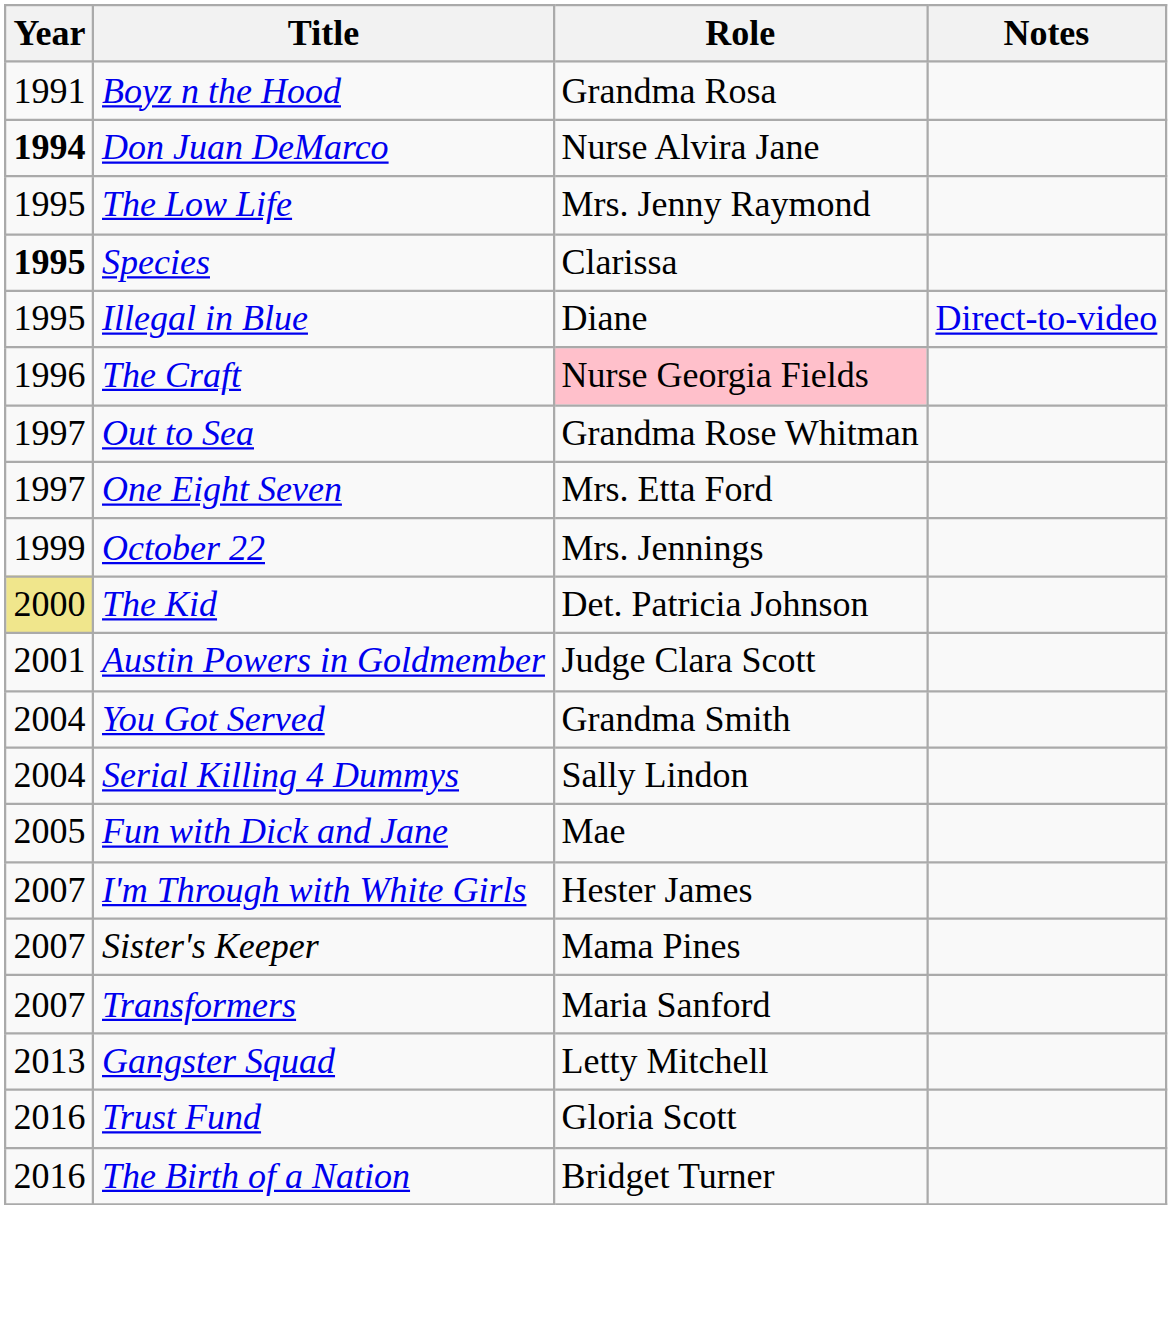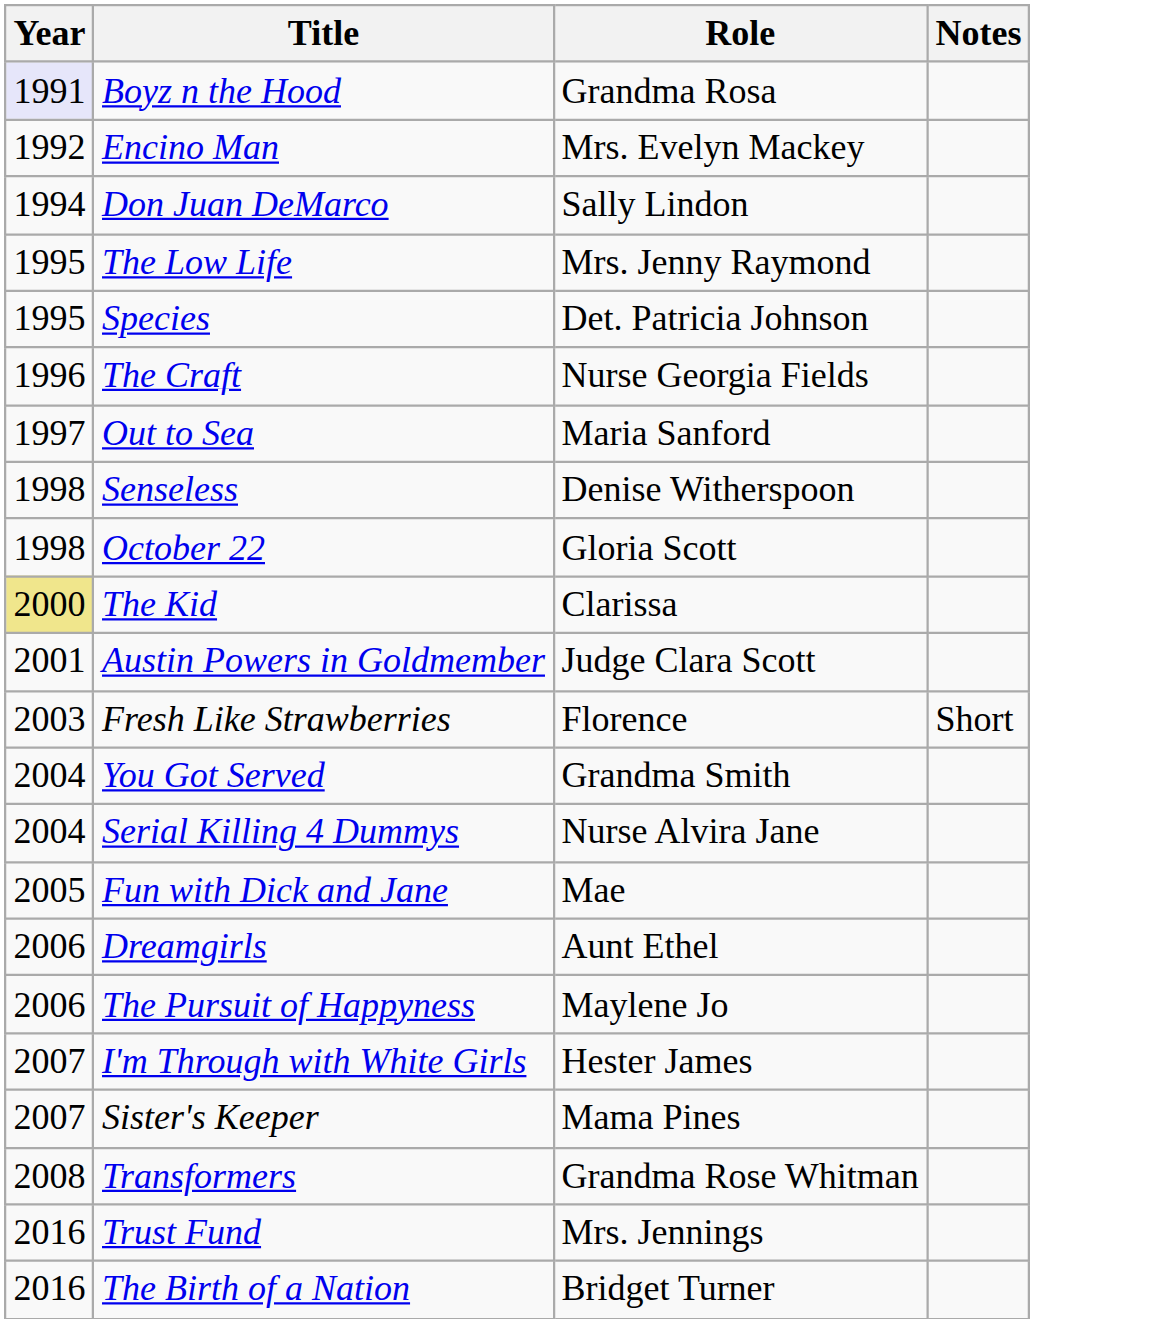(49, 90) no background -> (49, 90) lavender background
+ row: (191, 147)
(49, 147) bold -> (49, 204) normal
(691, 147) Nurse Alvira Jane -> (655, 204) Sally Lindon
(49, 261) bold -> (49, 318) normal
(620, 261) Clarissa -> (715, 318) Det. Patricia Johnson
- row: (205, 318)
(715, 375) pink background -> (715, 375) no background
(740, 432) Grandma Rose Whitman -> (666, 432) Maria Sanford
- row: (222, 489)
+ row: (170, 489)
(49, 546) 1999 -> (49, 546) 1998
(663, 546) Mrs. Jennings -> (649, 546) Gloria Scott
(715, 603) Det. Patricia Johnson -> (620, 603) Clarissa
+ row: (276, 718)
(655, 775) Sally Lindon -> (691, 832) Nurse Alvira Jane
+ row: (184, 946)
+ row: (289, 1003)
(49, 1003) 2007 -> (49, 1174) 2008
(666, 1003) Maria Sanford -> (740, 1174) Grandma Rose Whitman
- row: (219, 1060)
(649, 1117) Gloria Scott -> (663, 1232) Mrs. Jennings
